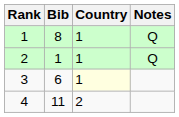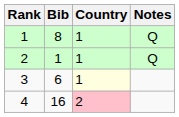(58, 101) 11 -> (58, 101) 16
(79, 101) no background -> (79, 101) pink background
